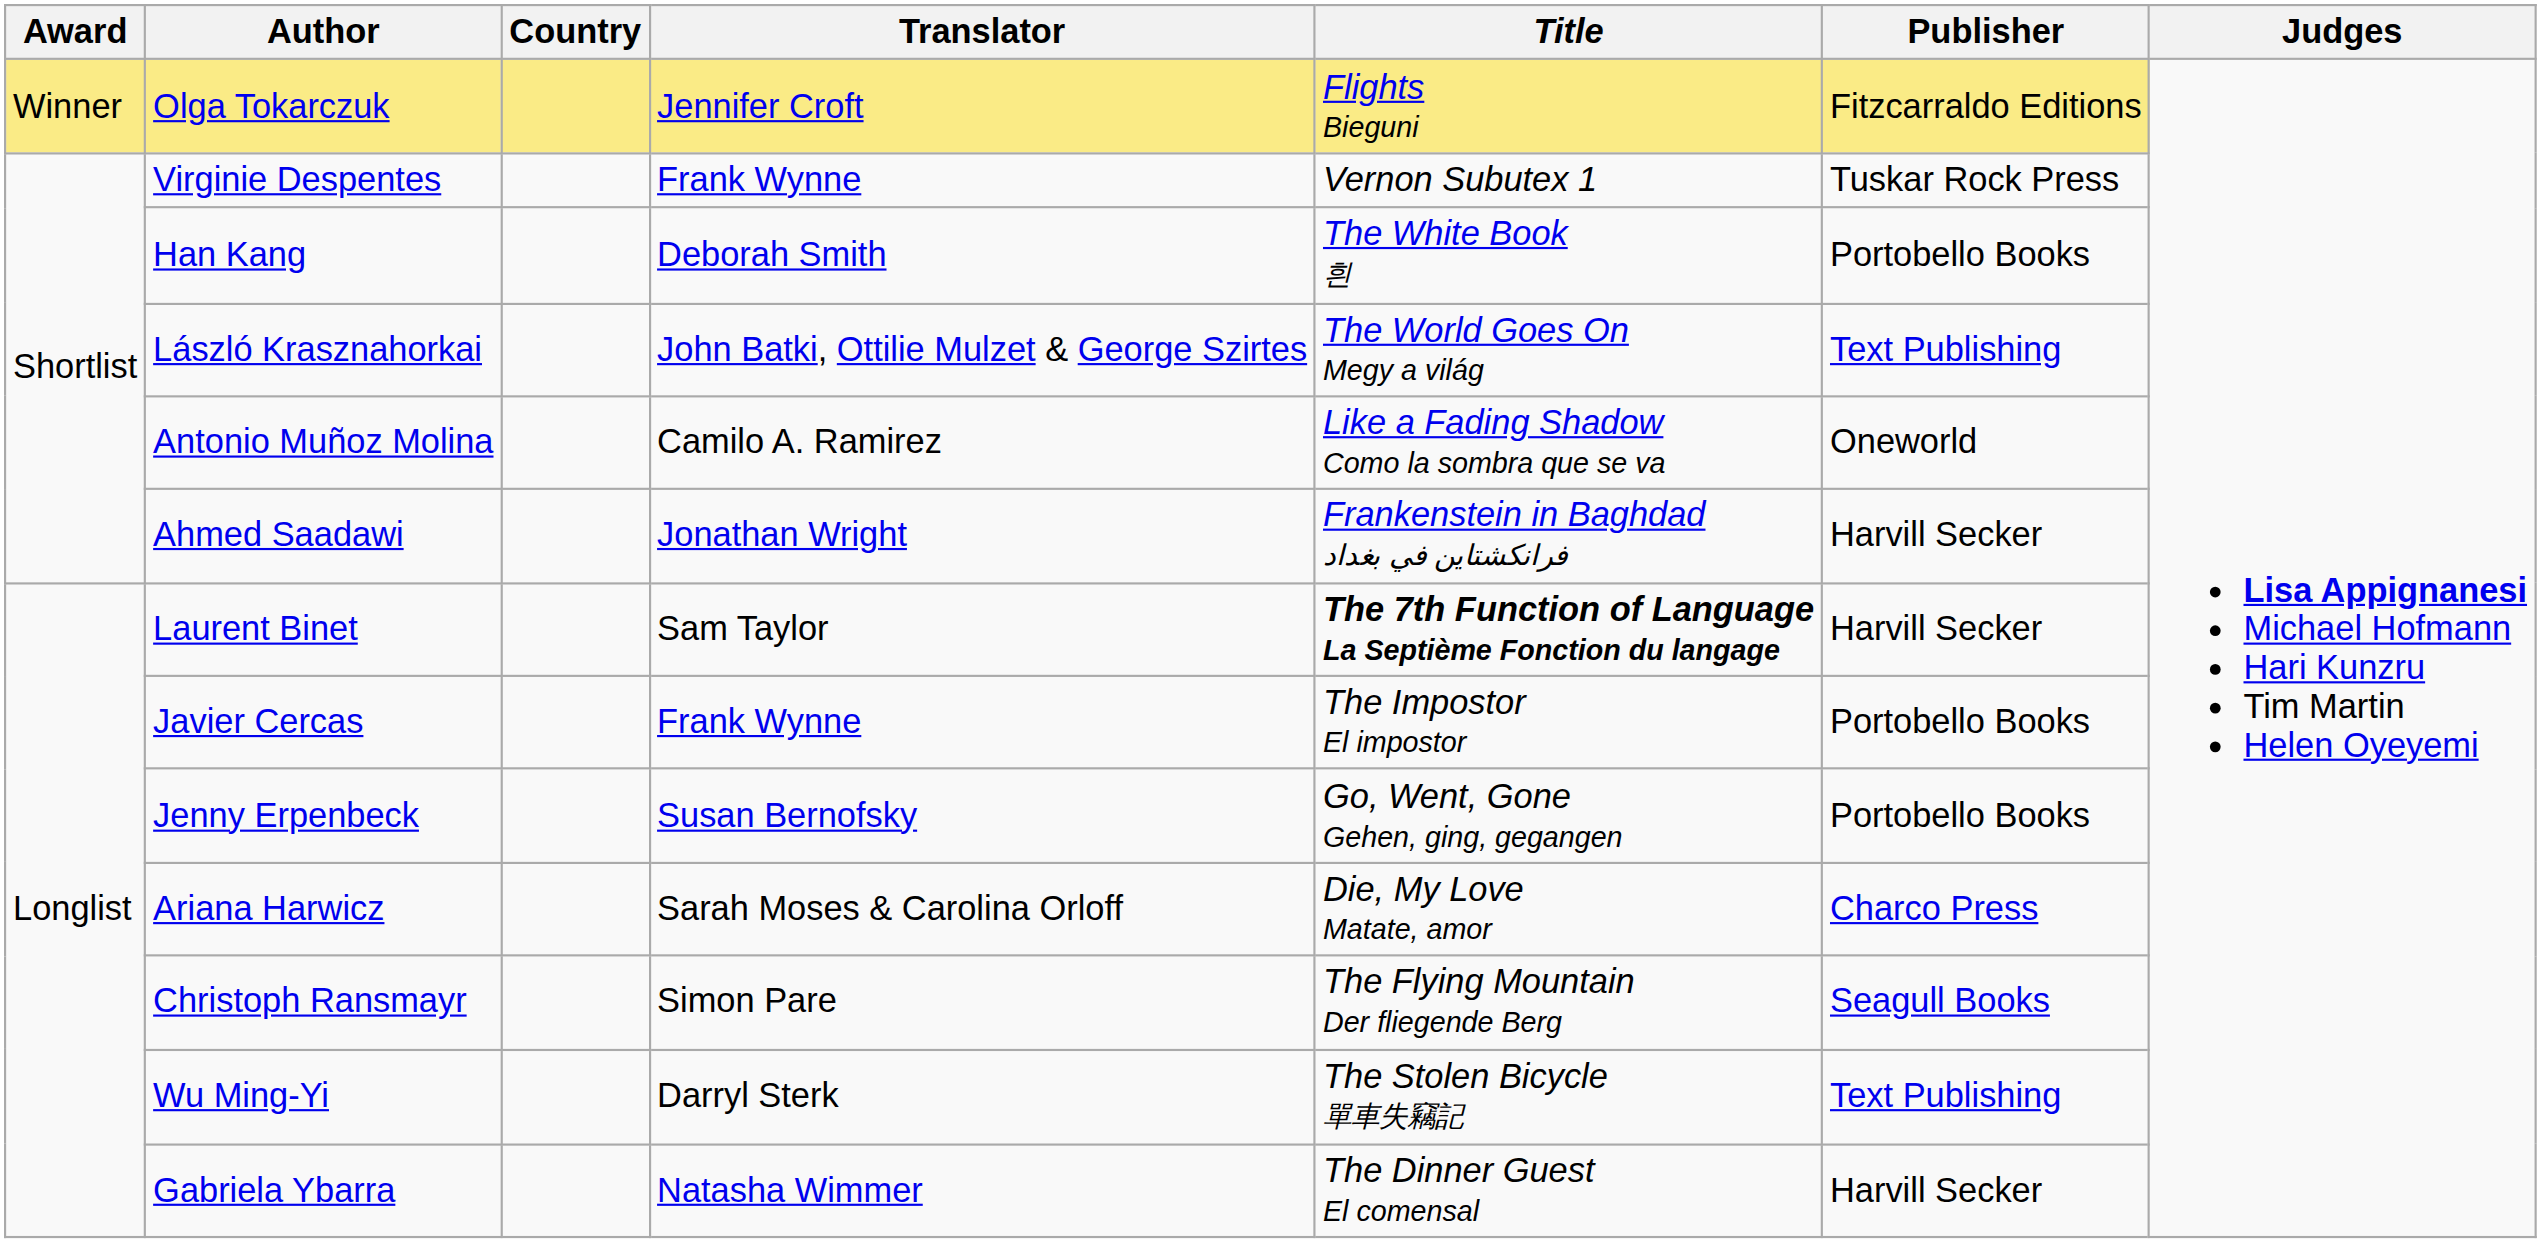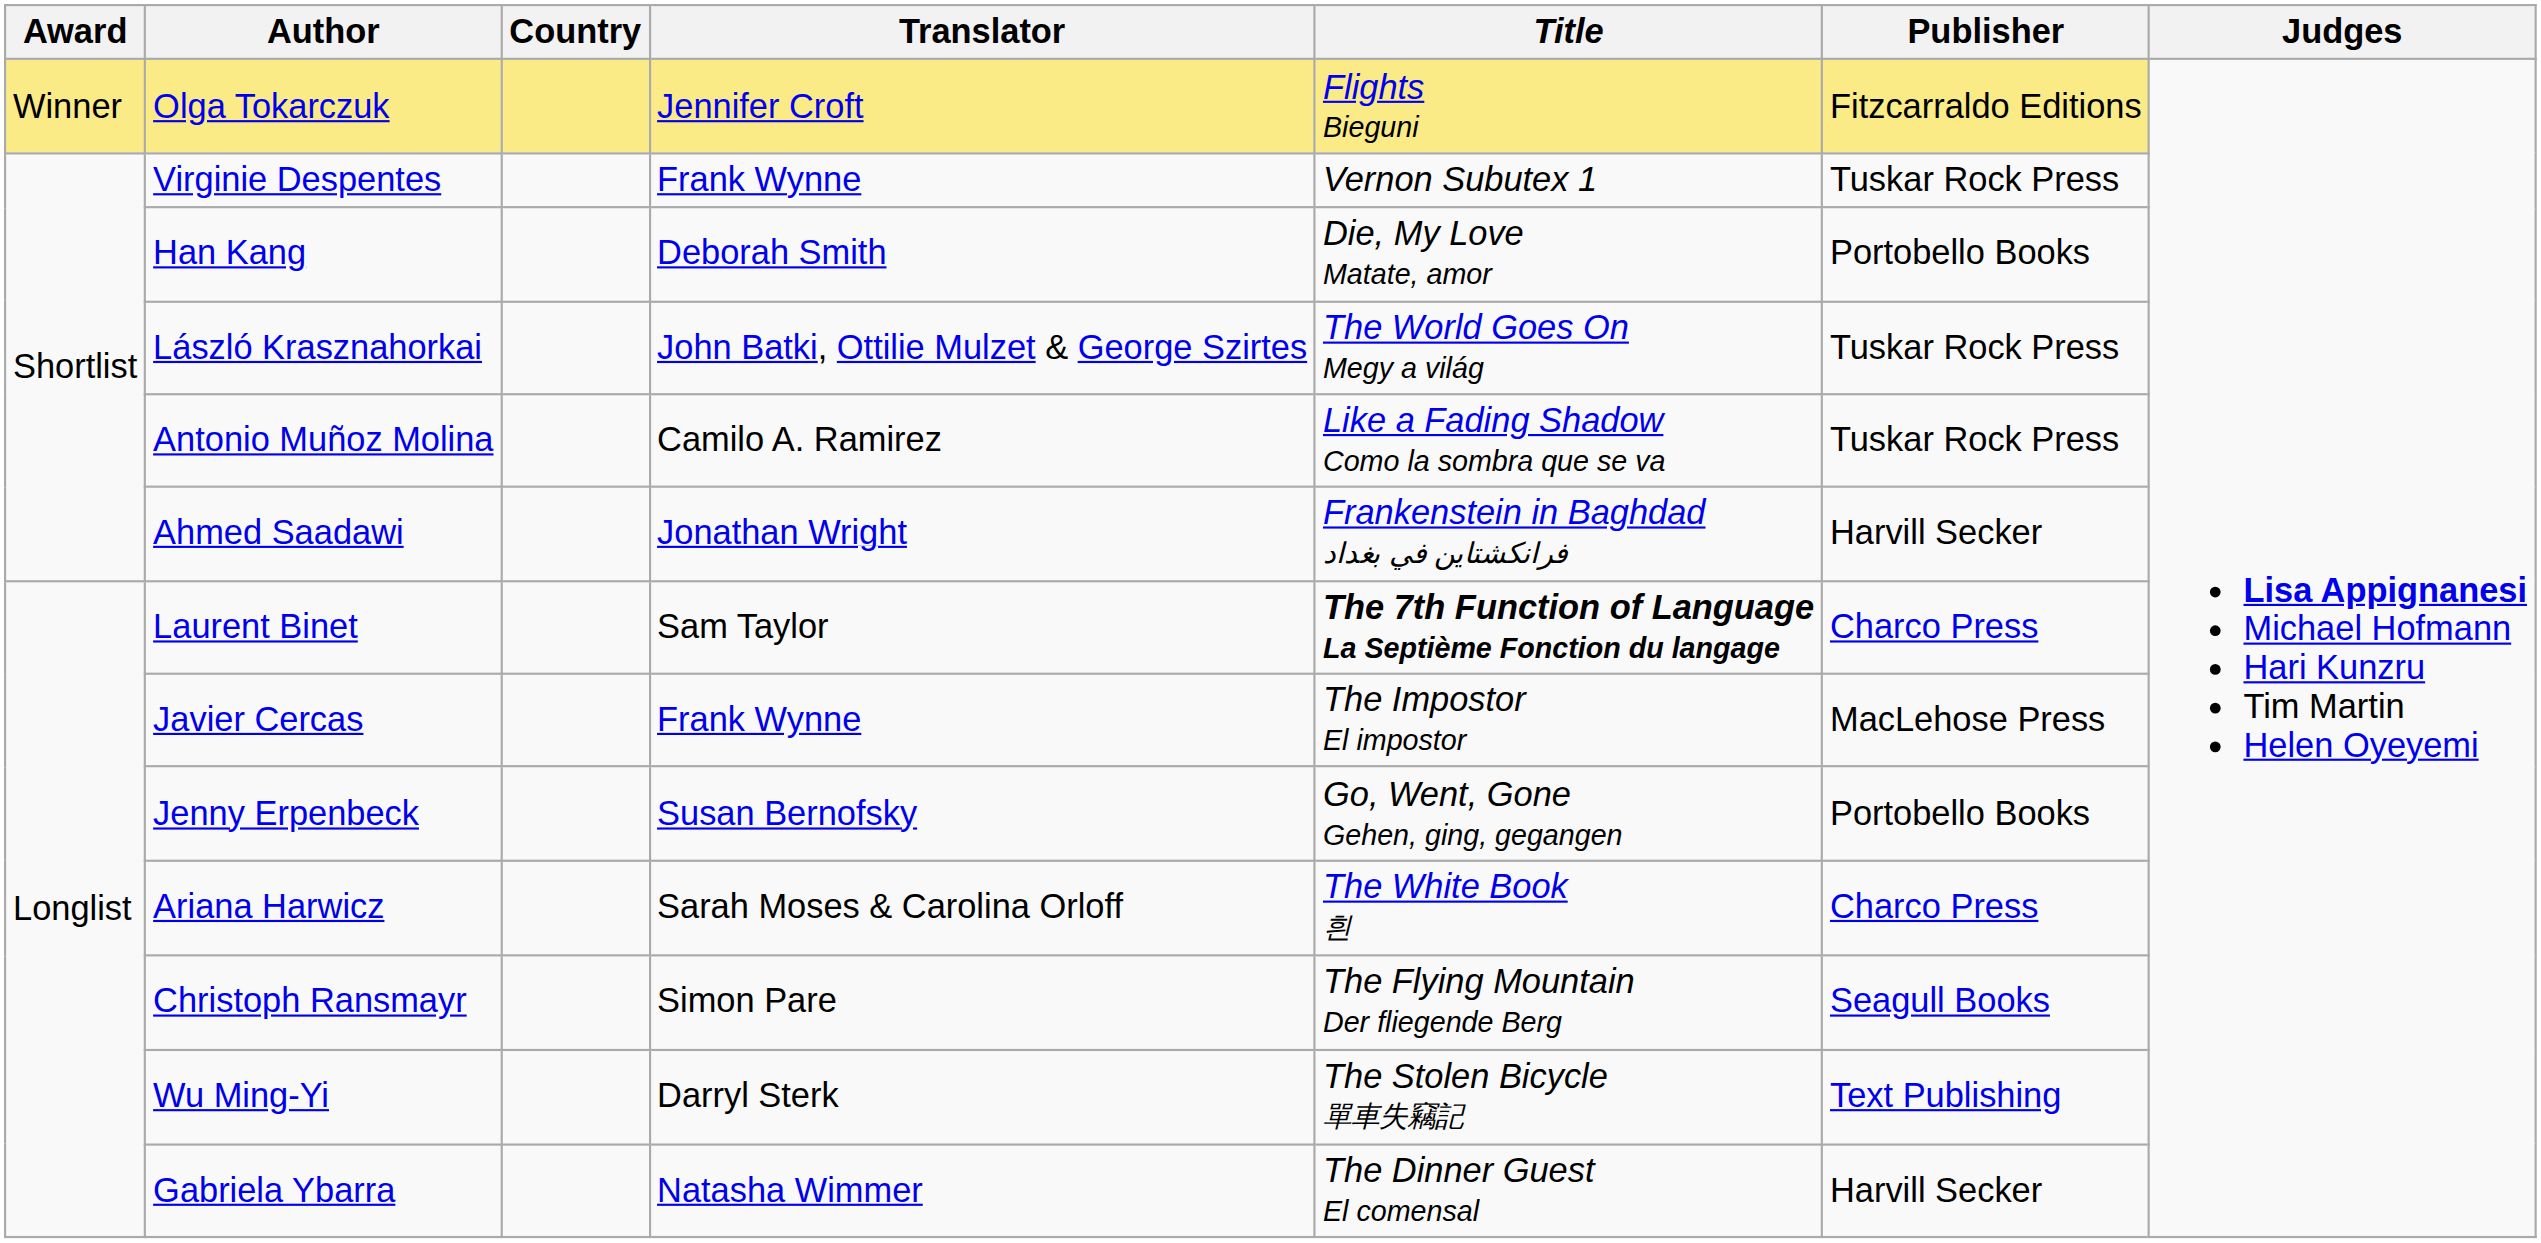(1445, 253) The White Book 흰 -> (1423, 253) Die, My Love Matate, amor
(1946, 348) Text Publishing -> (1975, 346) Tuskar Rock Press
(1904, 442) Oneworld -> (1975, 440) Tuskar Rock Press
(1936, 628) Harvill Secker -> (1934, 626) Charco Press
(1960, 721) Portobello Books -> (1968, 719) MacLehose Press
(1423, 908) Die, My Love Matate, amor -> (1445, 906) The White Book 흰
